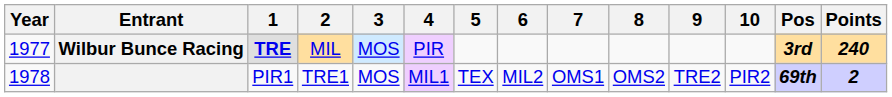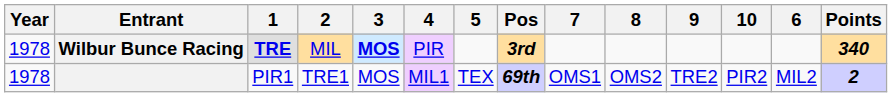columns swapped: (523, 20) <-> (798, 20)
(29, 49) 1977 -> (29, 49) 1978
(379, 49) normal -> (379, 49) bold
(854, 49) 240 -> (854, 49) 340
